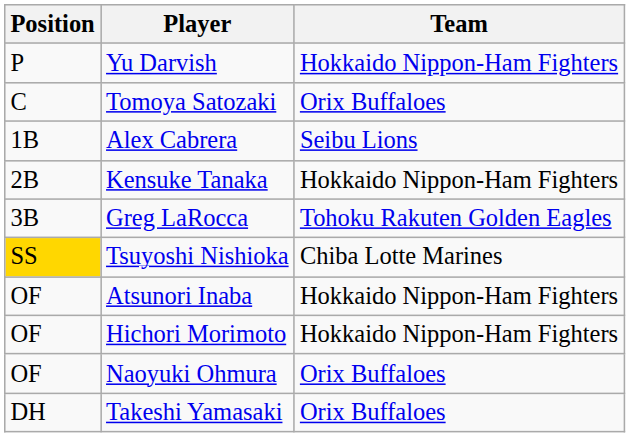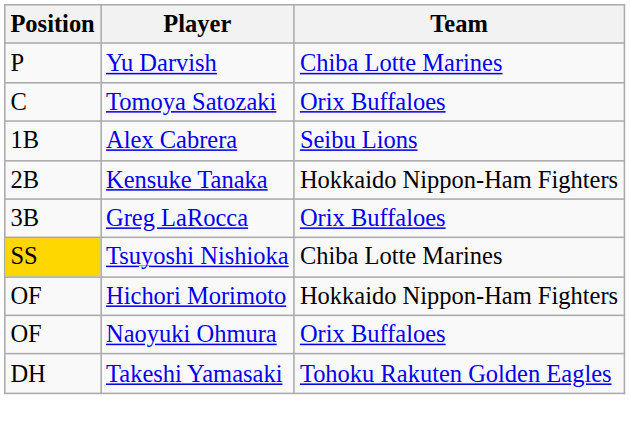(459, 62) Hokkaido Nippon-Ham Fighters -> (401, 62) Chiba Lotte Marines
(456, 218) Tohoku Rakuten Golden Eagles -> (373, 218) Orix Buffaloes
- row: (179, 295)
(373, 412) Orix Buffaloes -> (456, 373) Tohoku Rakuten Golden Eagles
